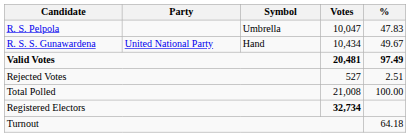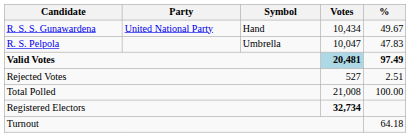rows swapped: (51, 44) <-> (33, 28)
(347, 60) no background -> (347, 60) lightblue background
